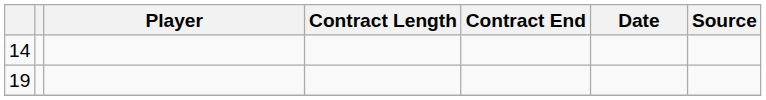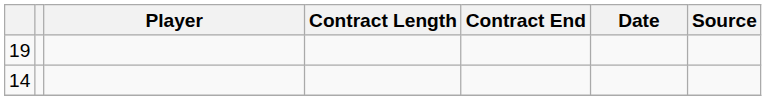rows swapped: (20, 50) <-> (20, 81)
